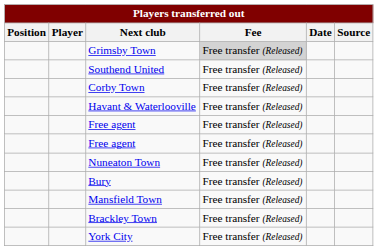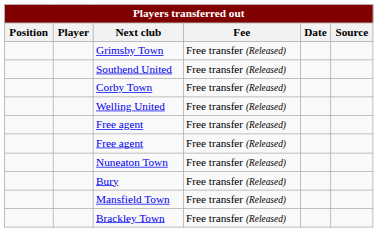(252, 51) lightgrey background -> (236, 51) no background
+ row: (29, 107)
- row: (27, 107)
- row: (27, 236)
